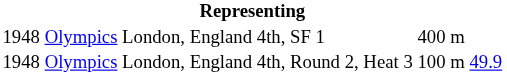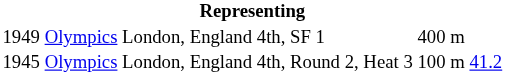(21, 36) 1948 -> (21, 36) 1949
(21, 62) 1948 -> (21, 62) 1945
(486, 62) 49.9 -> (486, 62) 41.2
